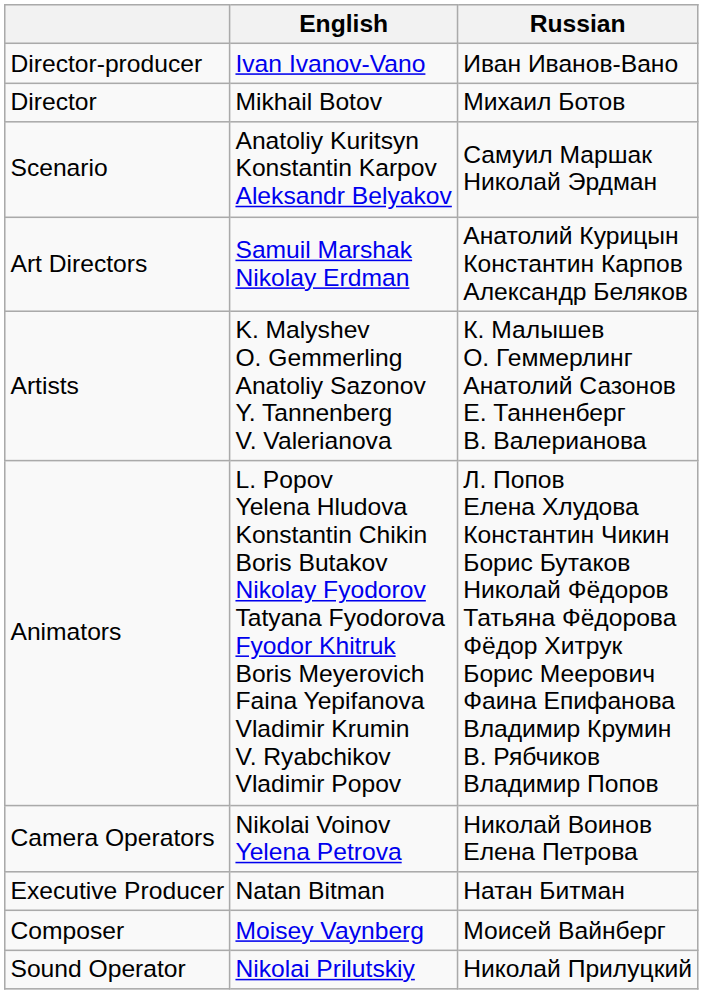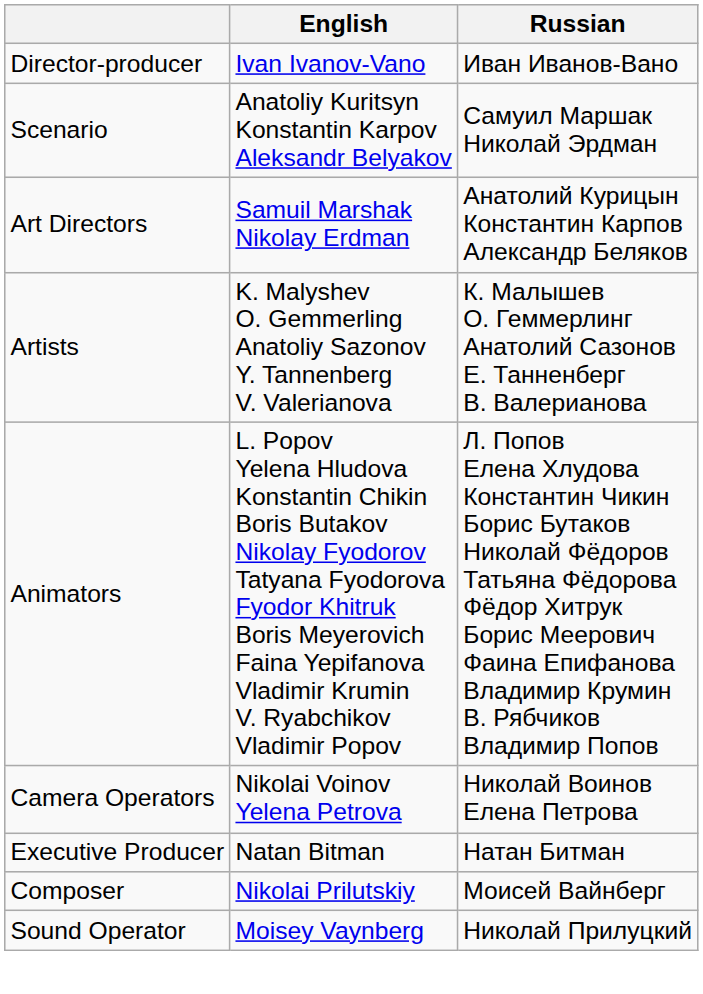- row: (54, 102)
(330, 930) Moisey Vaynberg -> (325, 891) Nikolai Prilutskiy
(325, 969) Nikolai Prilutskiy -> (330, 930) Moisey Vaynberg
